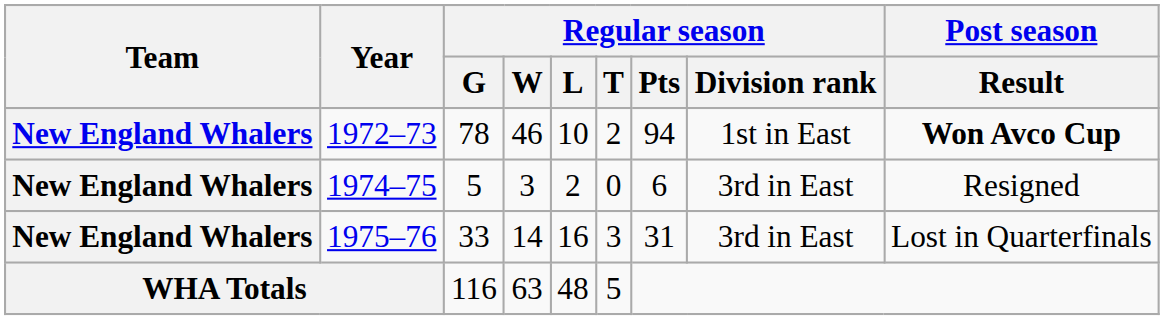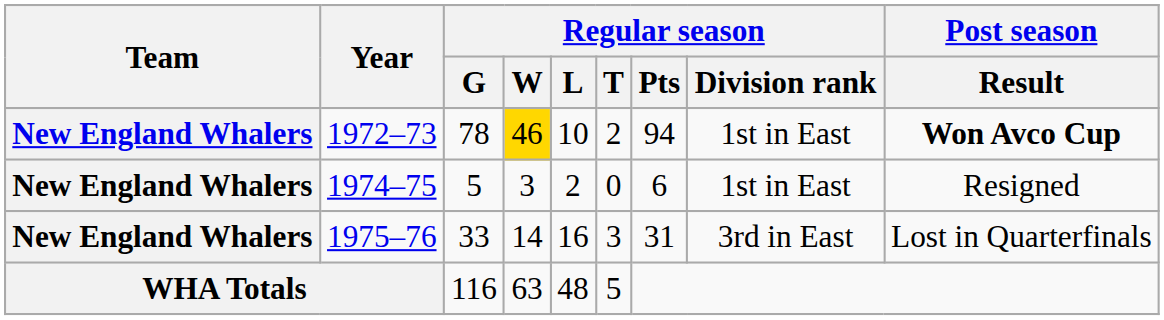(527, 133) no background -> (527, 133) gold background
(786, 185) 3rd in East -> (786, 185) 1st in East
